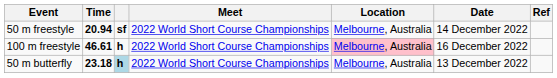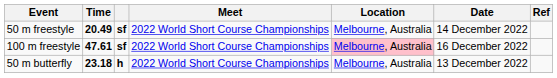(98, 30) 20.94 -> (98, 30) 20.49
(98, 47) 46.61 -> (98, 47) 47.61
(120, 47) h -> (122, 47) sf
(120, 64) lightblue background -> (120, 64) no background
